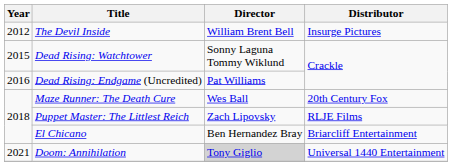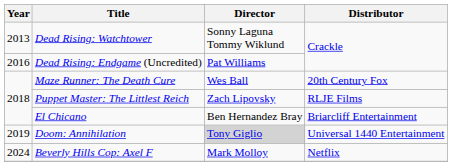- row: (72, 31)
(18, 55) 2015 -> (18, 37) 2013
(18, 152) 2021 -> (18, 134) 2019
+ row: (94, 152)
